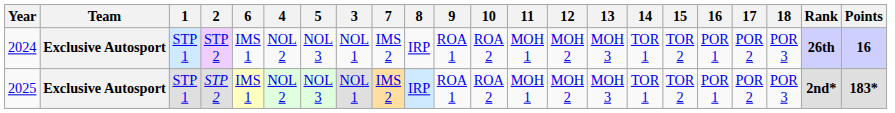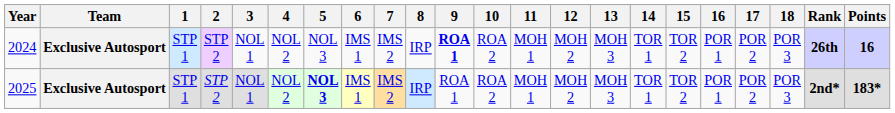columns swapped: (354, 15) <-> (248, 15)
(452, 47) normal -> (454, 47) bold
(318, 88) normal -> (323, 88) bold
